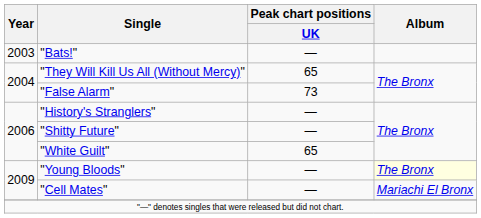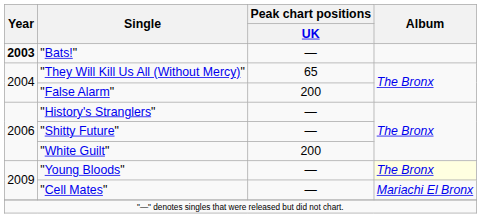(21, 53) normal -> (21, 53) bold
(311, 92) 73 -> (311, 92) 200
(311, 151) 65 -> (311, 151) 200
